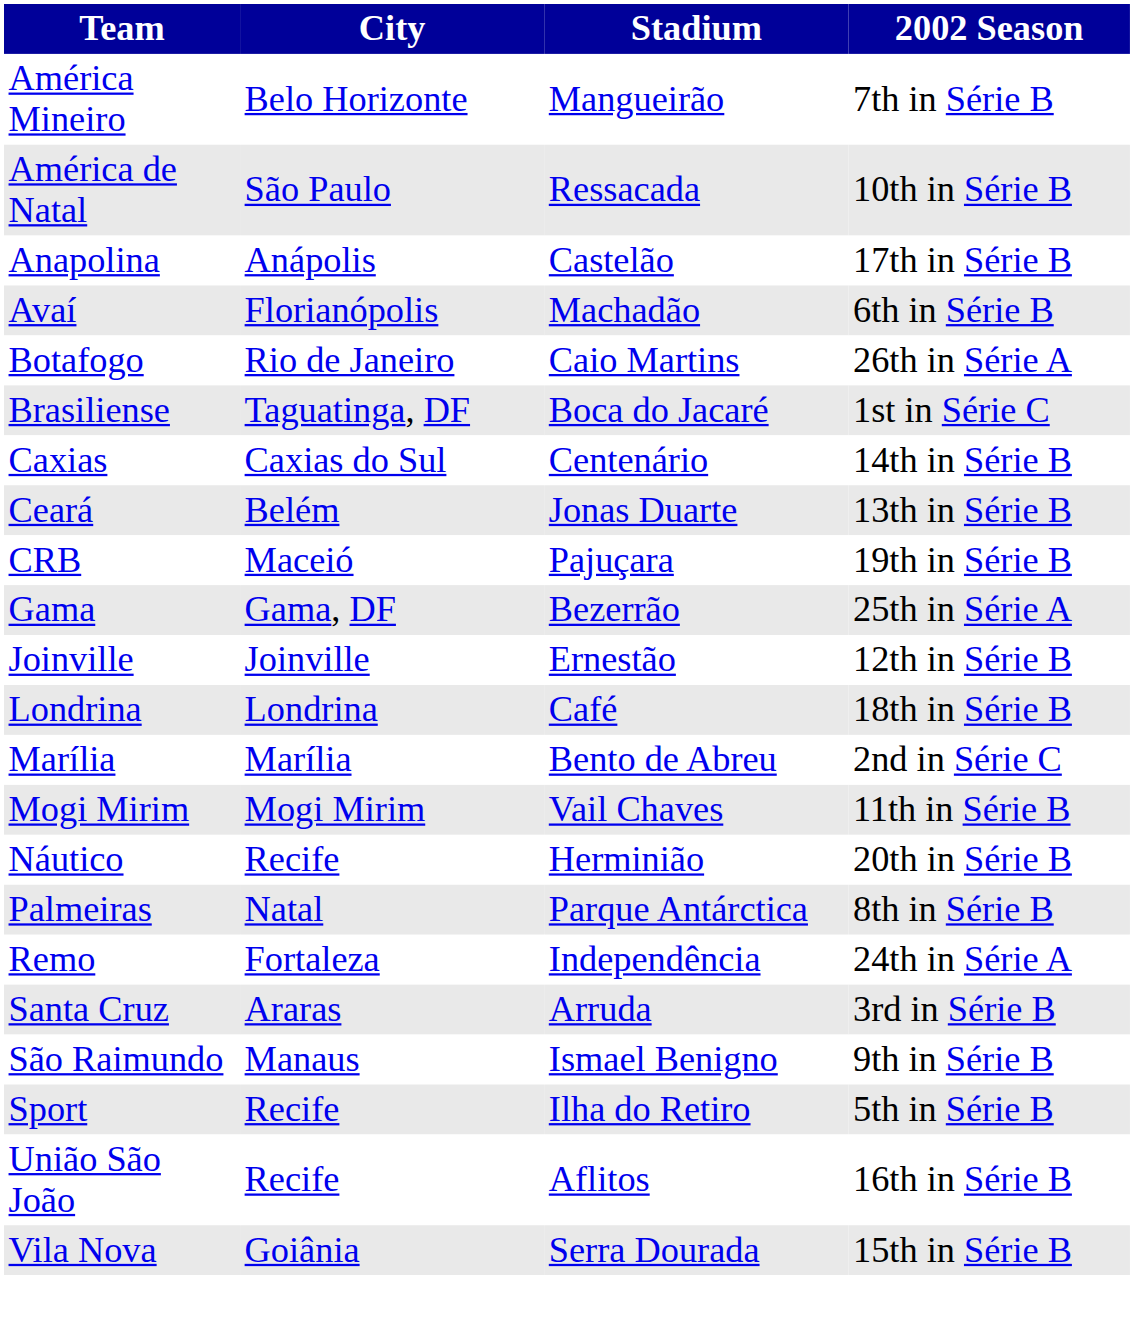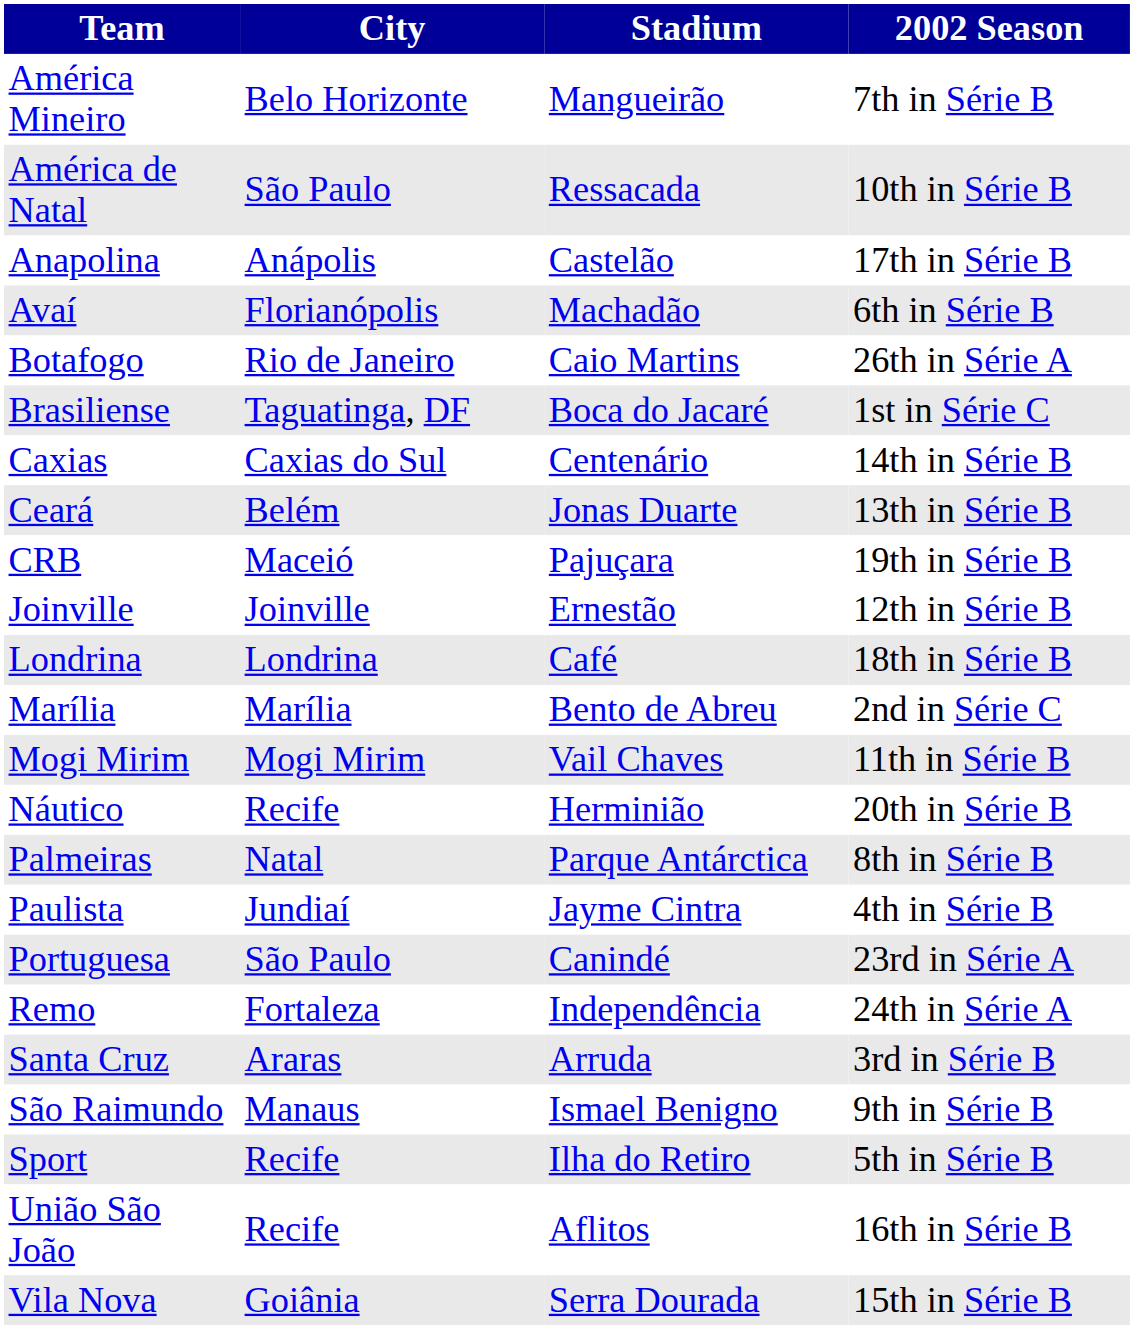- row: (52, 609)
+ row: (66, 909)
+ row: (89, 959)
